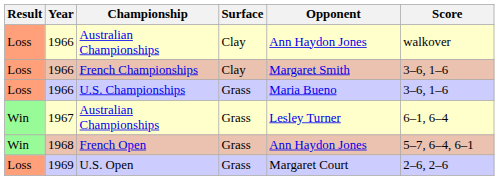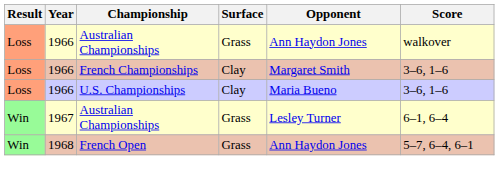(234, 42) Clay -> (236, 42) Grass
(236, 89) Grass -> (234, 89) Clay
- row: (61, 165)
